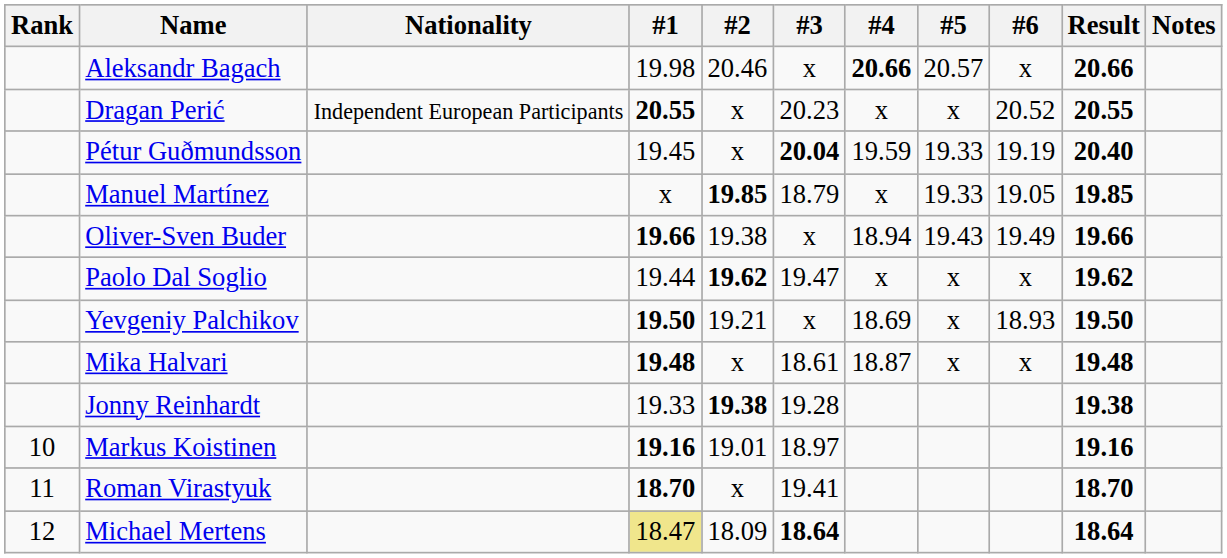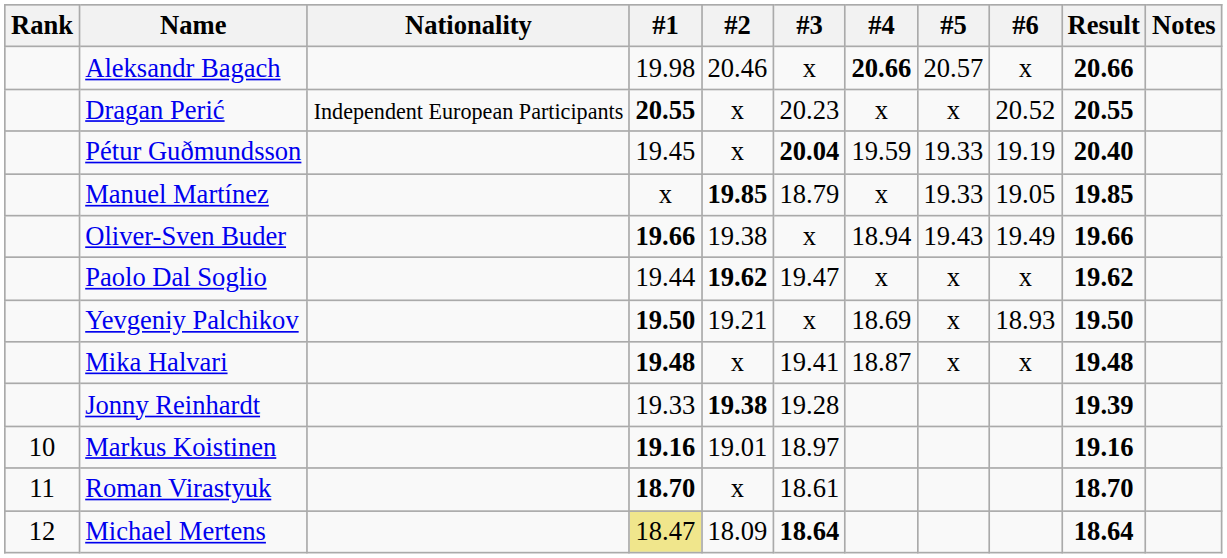(809, 362) 18.61 -> (809, 362) 19.41
(1104, 404) 19.38 -> (1104, 404) 19.39
(809, 488) 19.41 -> (809, 488) 18.61
